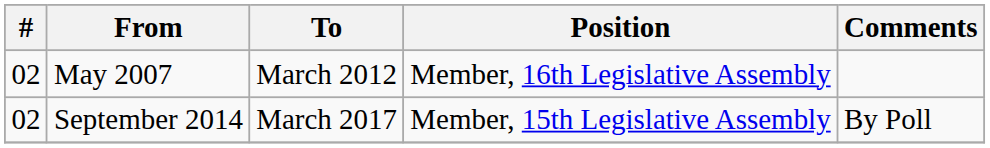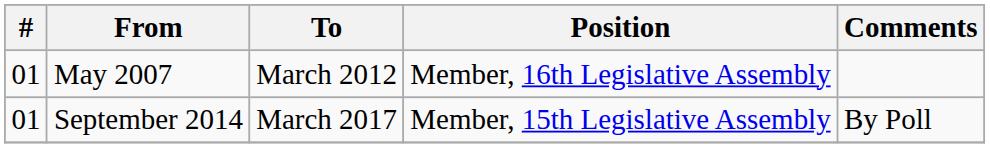(26, 73) 02 -> (26, 73) 01
(26, 119) 02 -> (26, 119) 01
